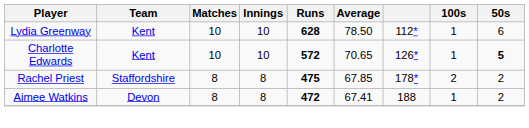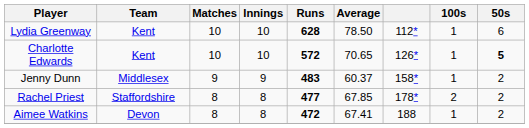+ row: (51, 79)
(310, 79) 475 -> (310, 97) 477
